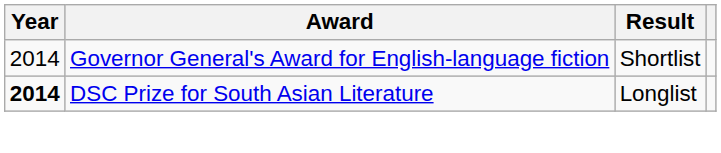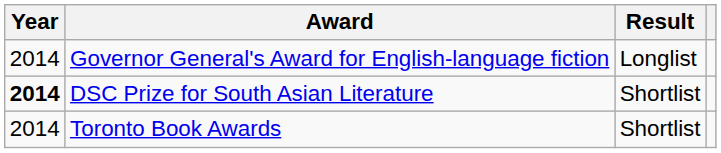(660, 57) Shortlist -> (658, 57) Longlist
(658, 93) Longlist -> (660, 93) Shortlist
+ row: (176, 128)
